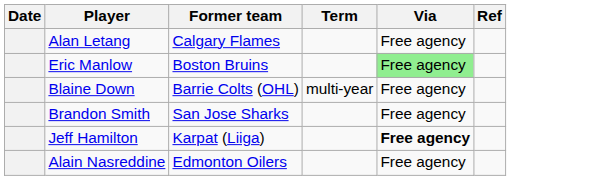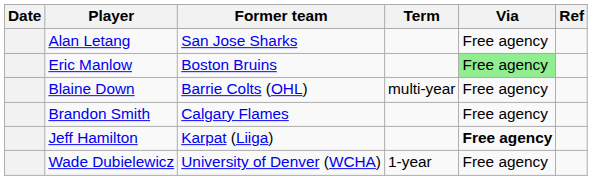(226, 41) Calgary Flames -> (239, 41) San Jose Sharks
(231, 114) San Jose Sharks -> (235, 114) Calgary Flames
- row: (107, 162)
+ row: (111, 162)
